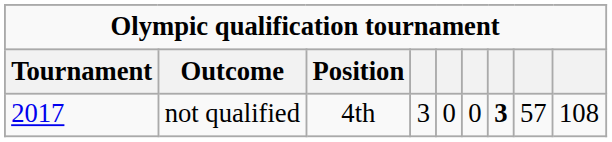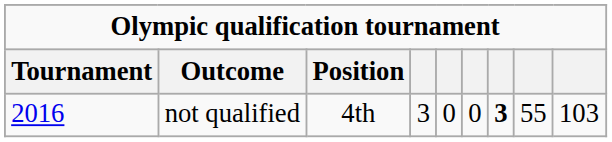(38, 114) 2017 -> (38, 114) 2016
(533, 114) 57 -> (533, 114) 55
(579, 114) 108 -> (579, 114) 103
